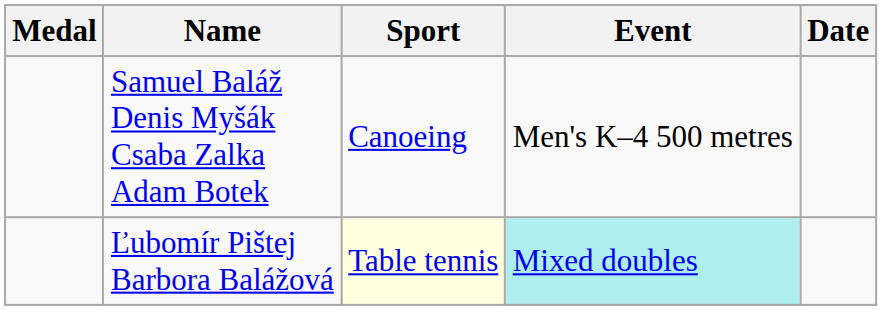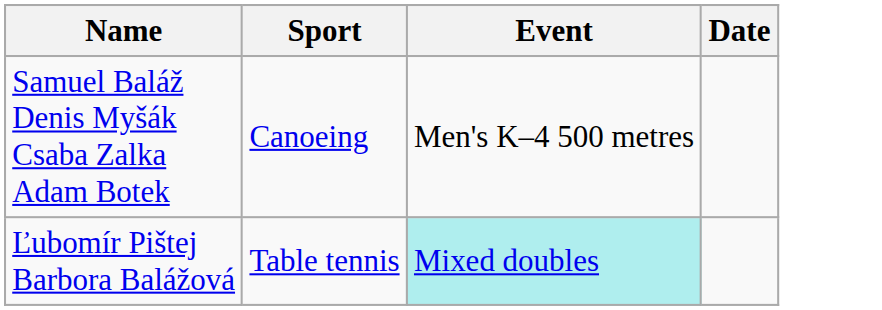- column: (54, 30)
(423, 261) lightyellow background -> (325, 261) no background
